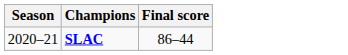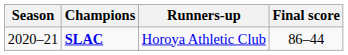+ column: (204, 15)
